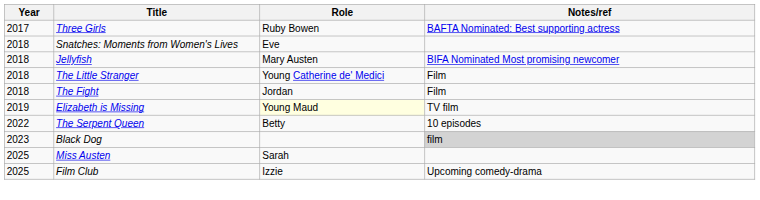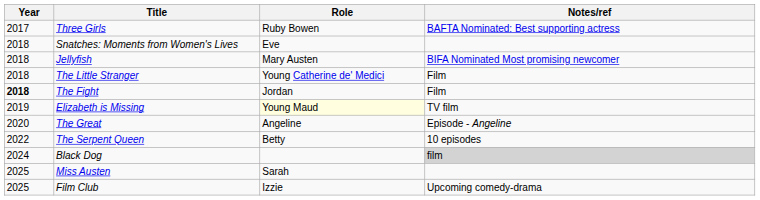(18, 92) normal -> (18, 92) bold
+ row: (79, 124)
(18, 140) 2023 -> (18, 155) 2024
